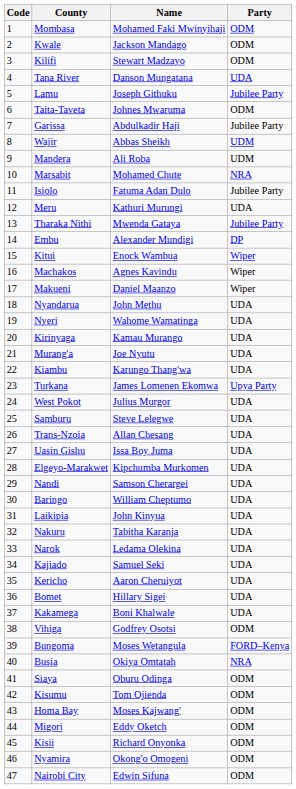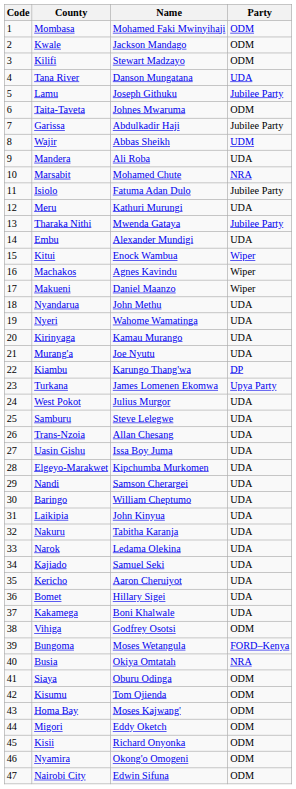(242, 158) UDM -> (241, 158) UDA
(237, 239) DP -> (241, 239) UDA
(241, 369) UDA -> (237, 369) DP
